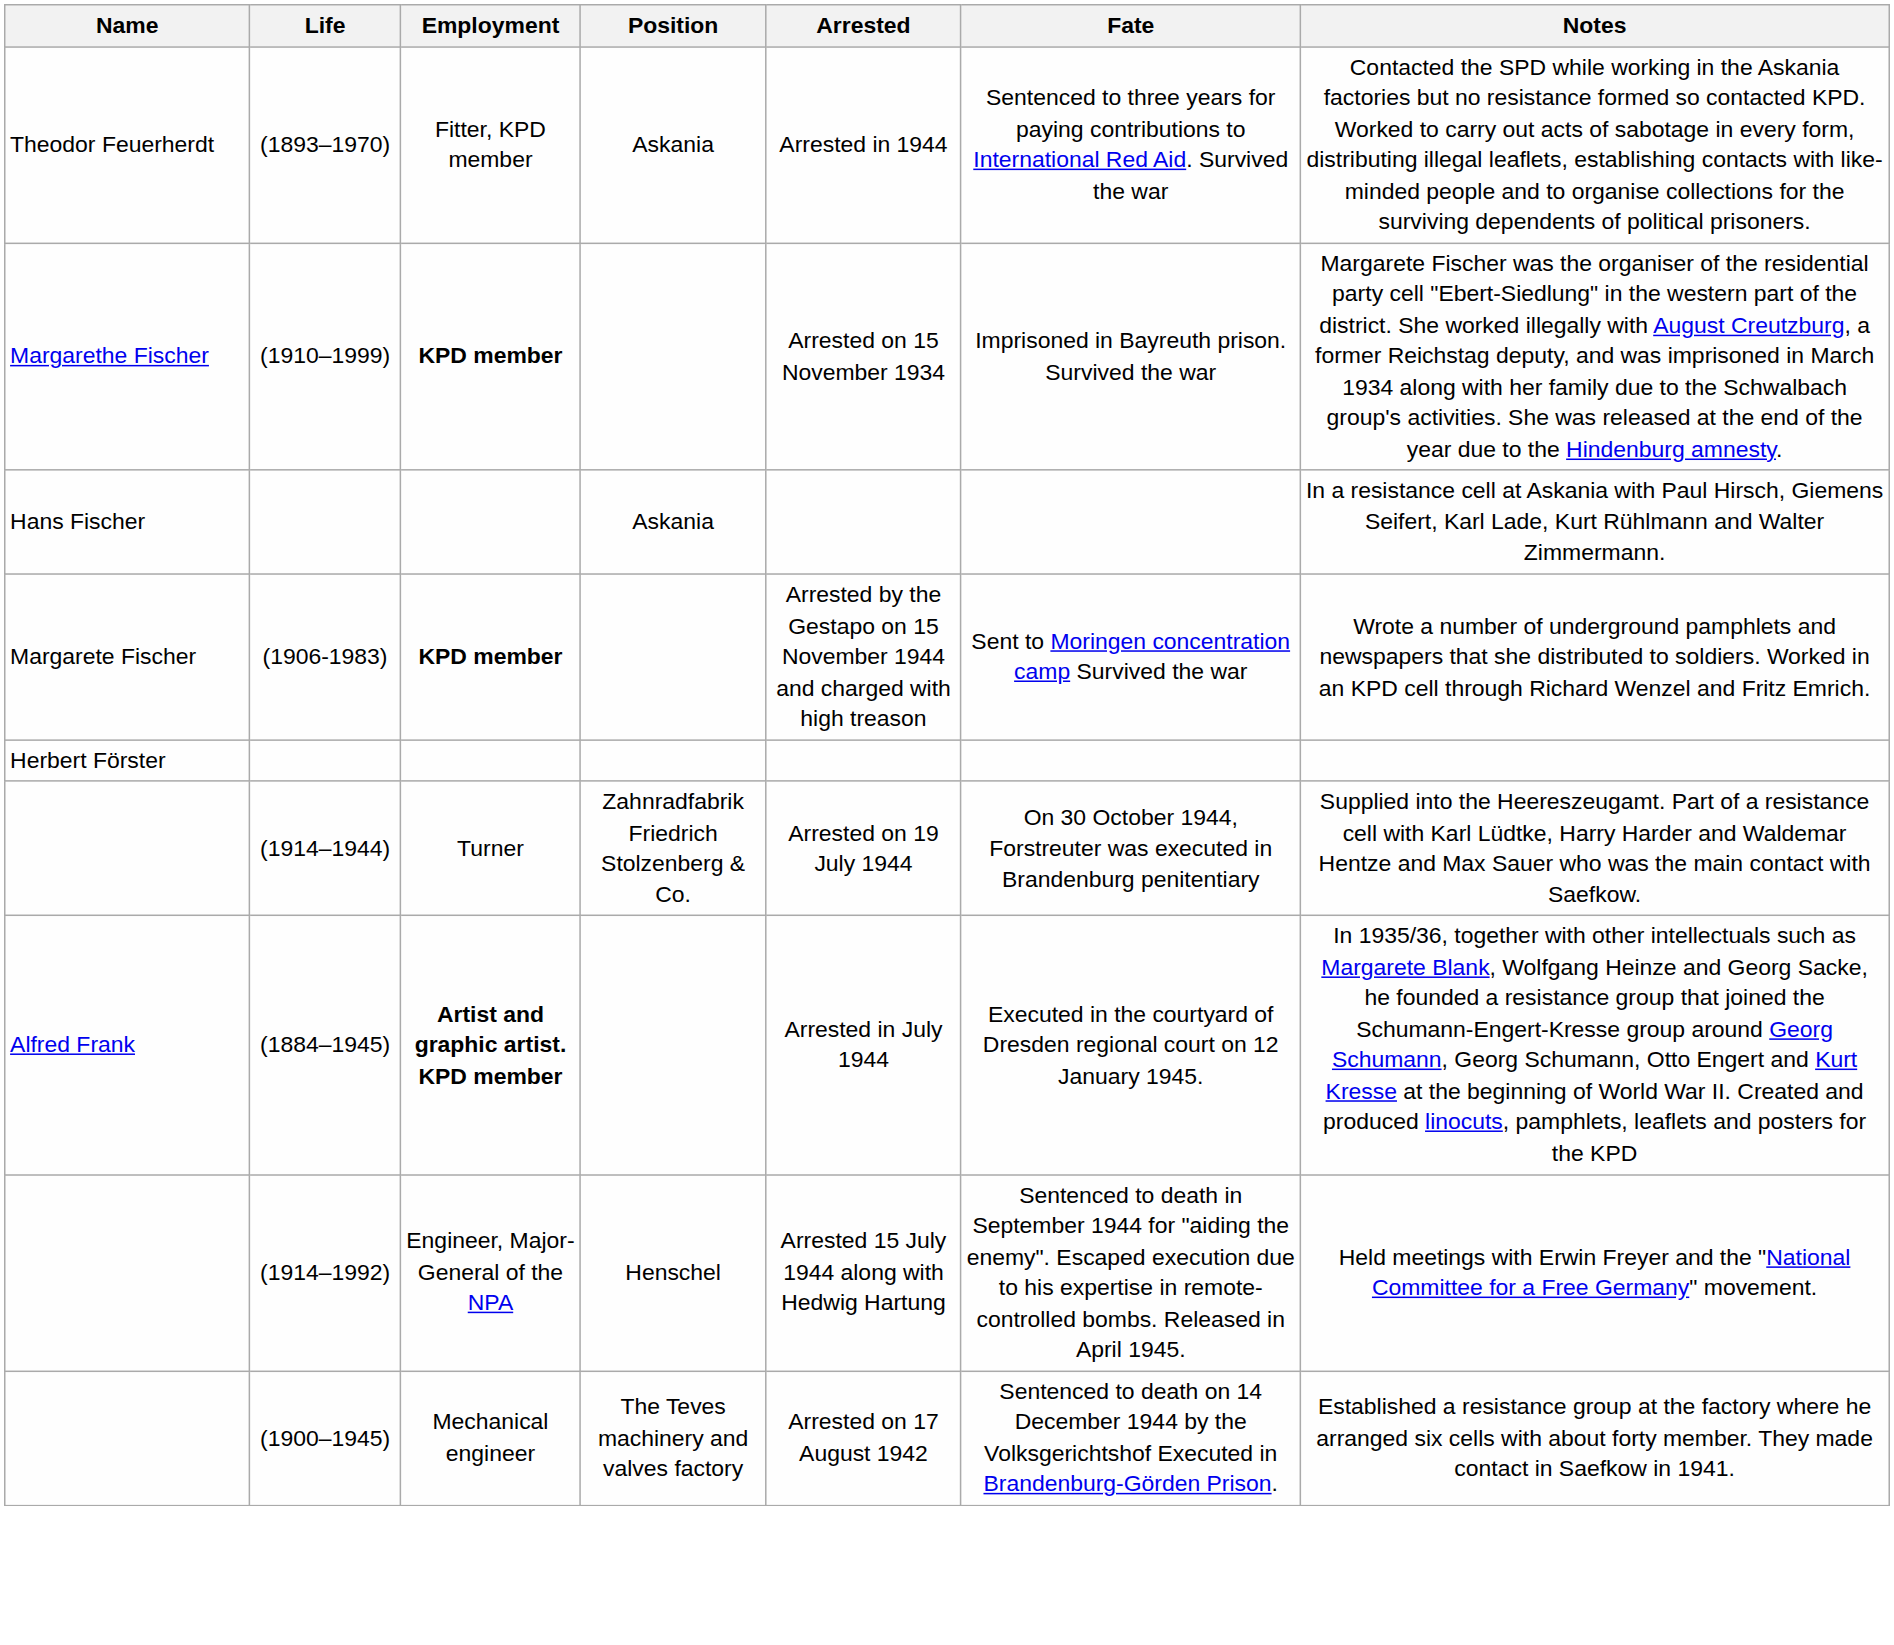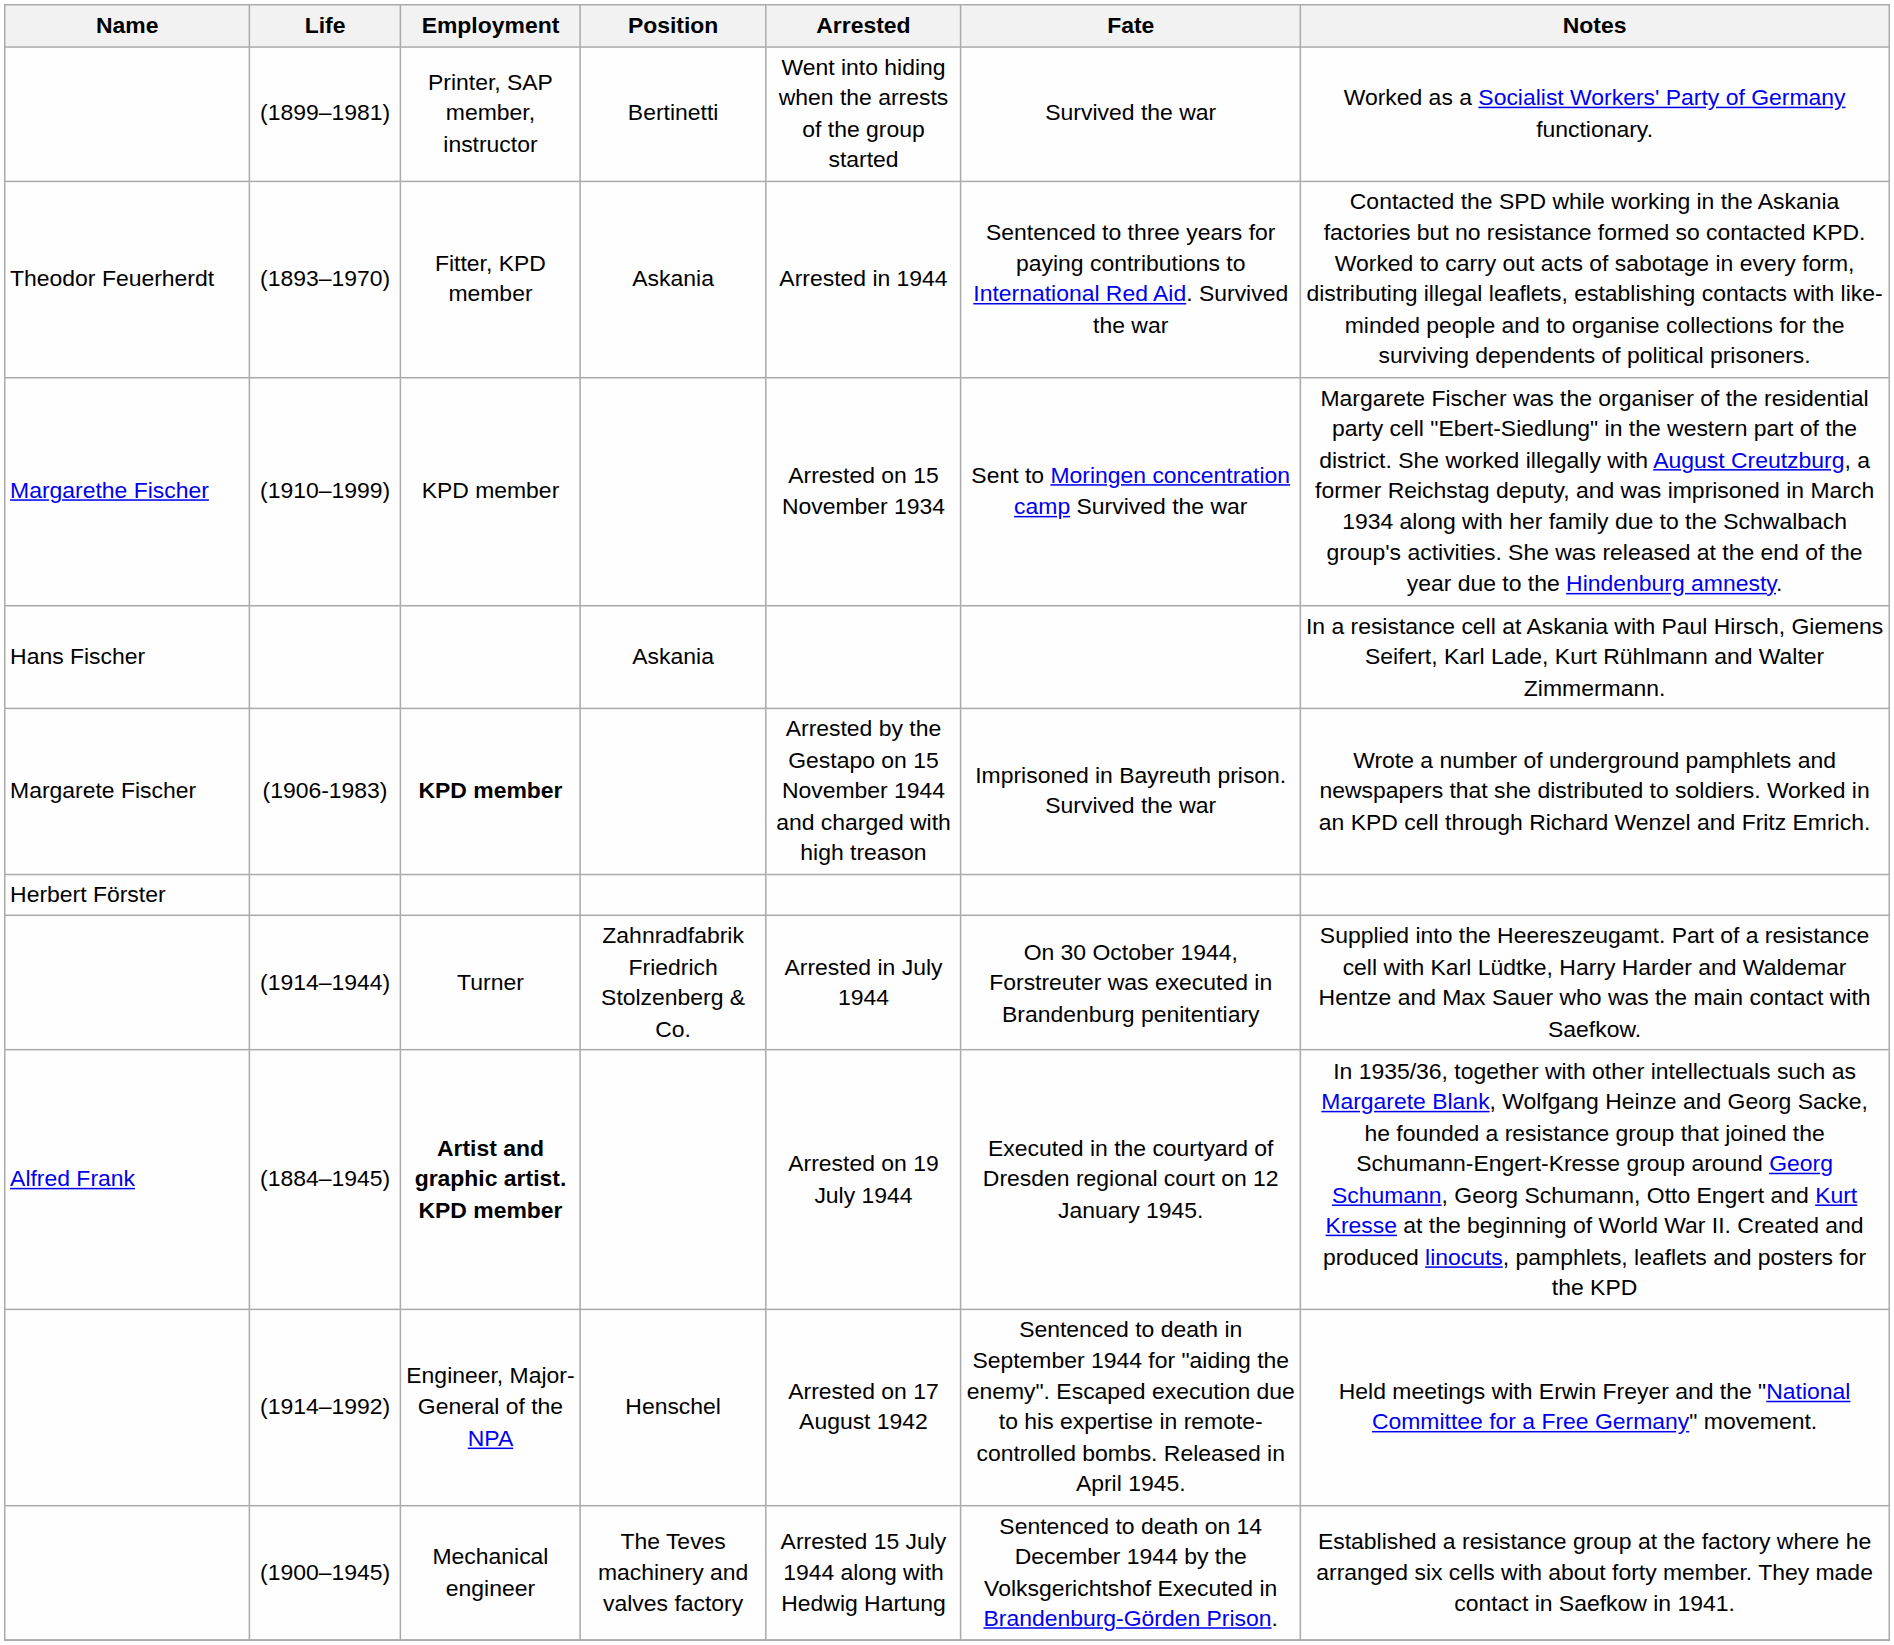+ row: (127, 114)
(490, 356) bold -> (490, 490) normal
(1131, 356) Imprisoned in Bayreuth prison. Survived the war -> (1131, 490) Sent to Moringen concentration camp Survived the war
(1131, 656) Sent to Moringen concentration camp Survived the war -> (1131, 790) Imprisoned in Bayreuth prison. Survived the war
(863, 848) Arrested on 19 July 1944 -> (863, 982) Arrested in July 1944
(863, 1044) Arrested in July 1944 -> (863, 1179) Arrested on 19 July 1944
(863, 1272) Arrested 15 July 1944 along with Hedwig Hartung -> (863, 1406) Arrested on 17 August 1942
(863, 1437) Arrested on 17 August 1942 -> (863, 1572) Arrested 15 July 1944 along with Hedwig Hartung
